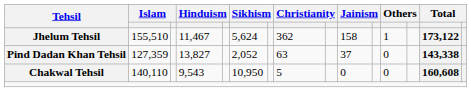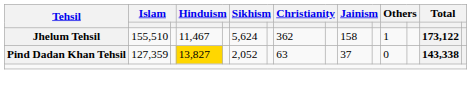(194, 54) no background -> (194, 54) gold background
- row: (66, 72)
